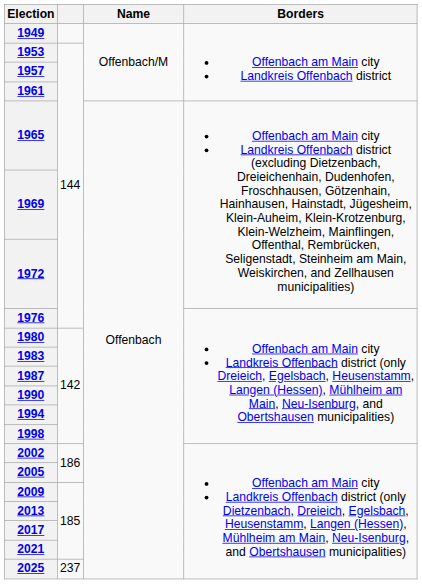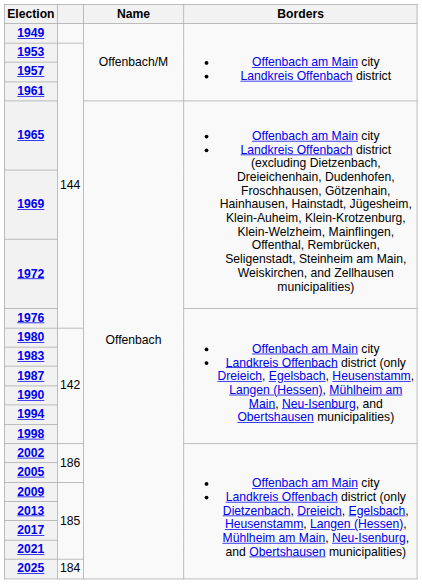(70, 569) 237 -> (70, 569) 184
